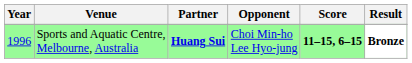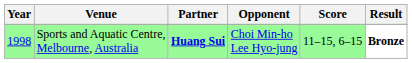(19, 41) 1996 -> (19, 41) 1998
(333, 41) bold -> (333, 41) normal
